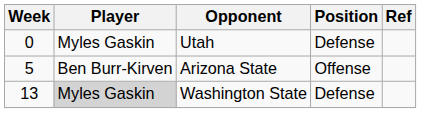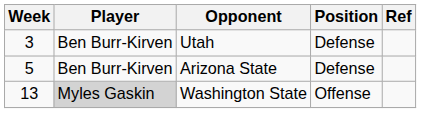(29, 42) 0 -> (29, 42) 3
(106, 42) Myles Gaskin -> (115, 42) Ben Burr-Kirven
(343, 68) Offense -> (345, 68) Defense
(345, 94) Defense -> (343, 94) Offense
